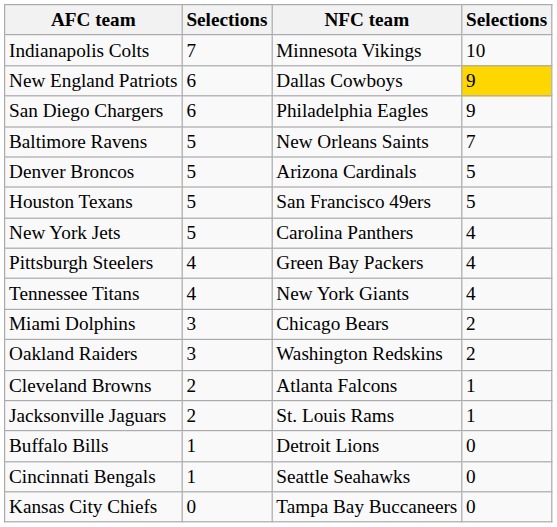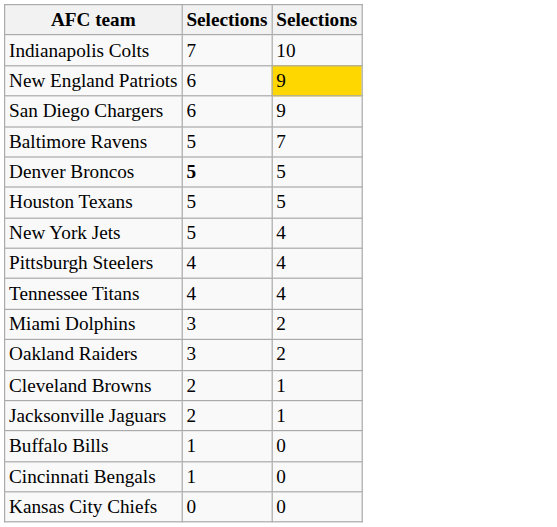- column: (367, 19)
(191, 171) normal -> (191, 171) bold
